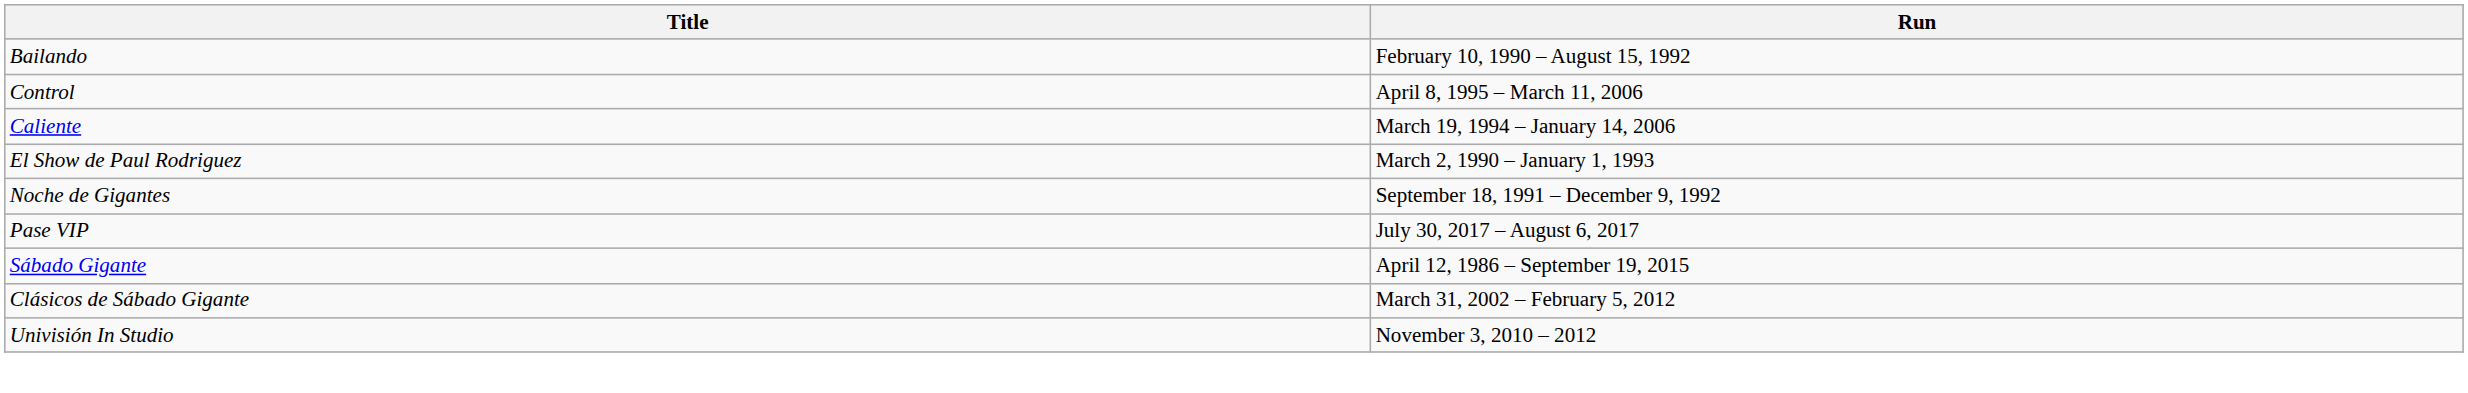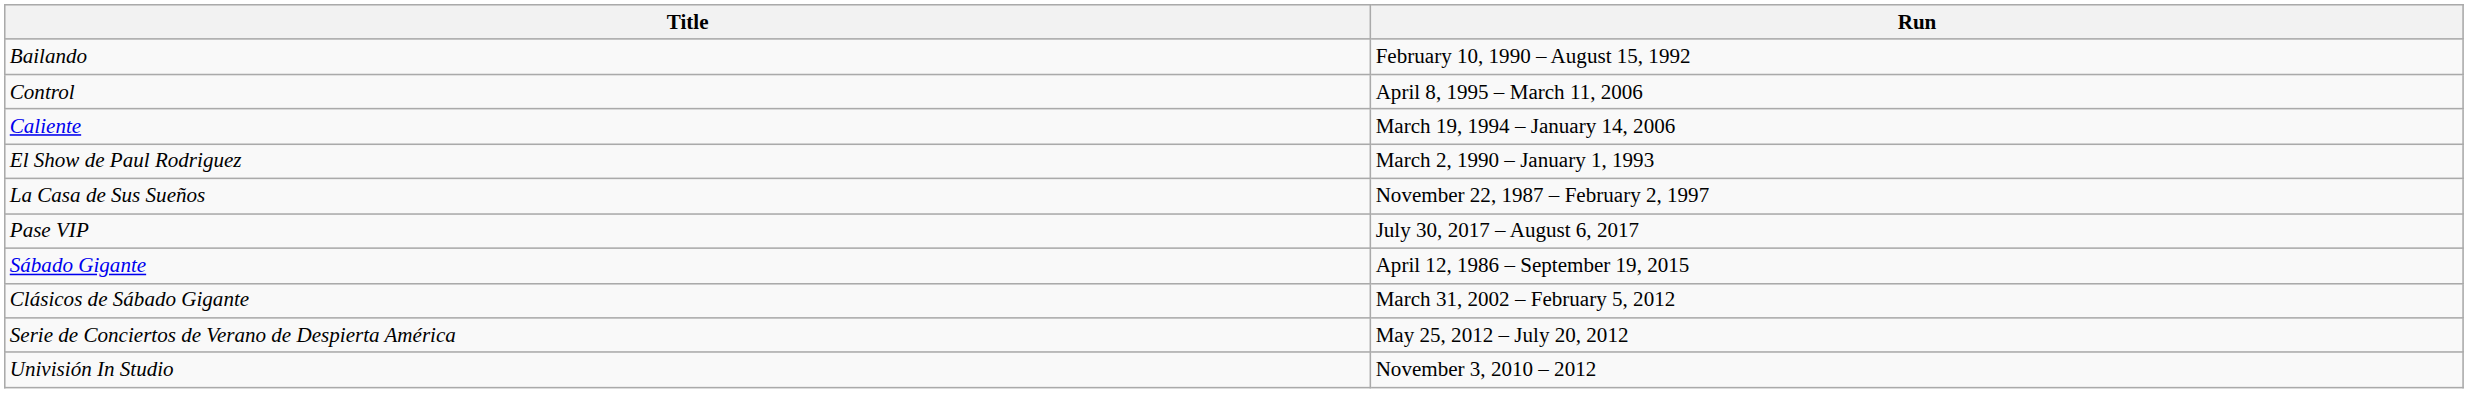- row: (90, 195)
+ row: (108, 195)
+ row: (233, 334)
